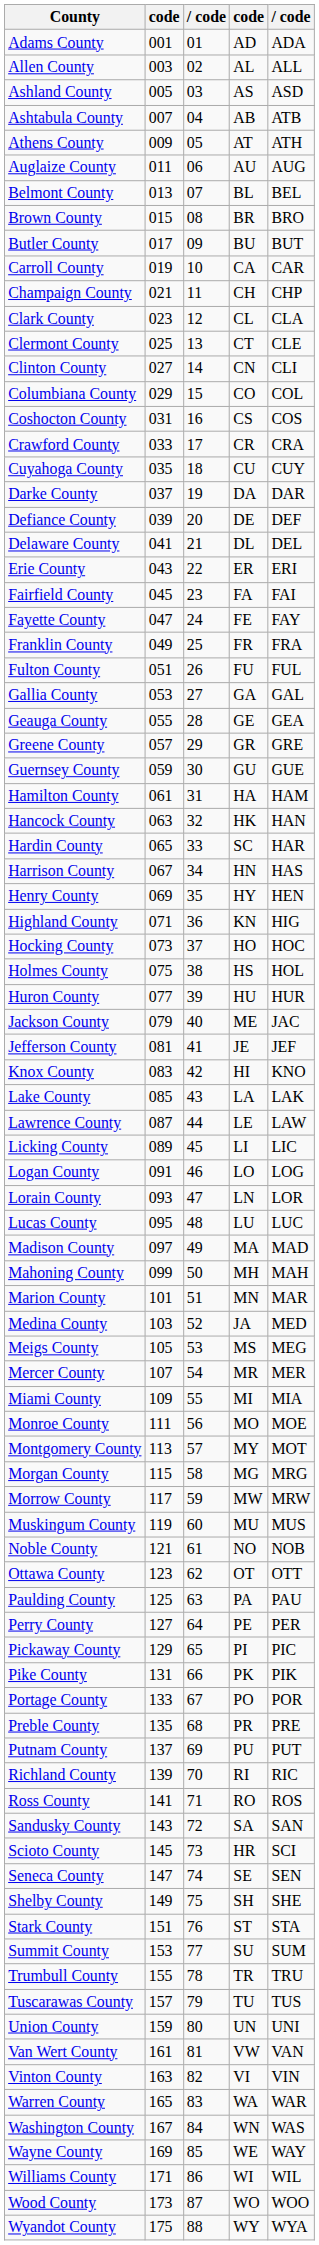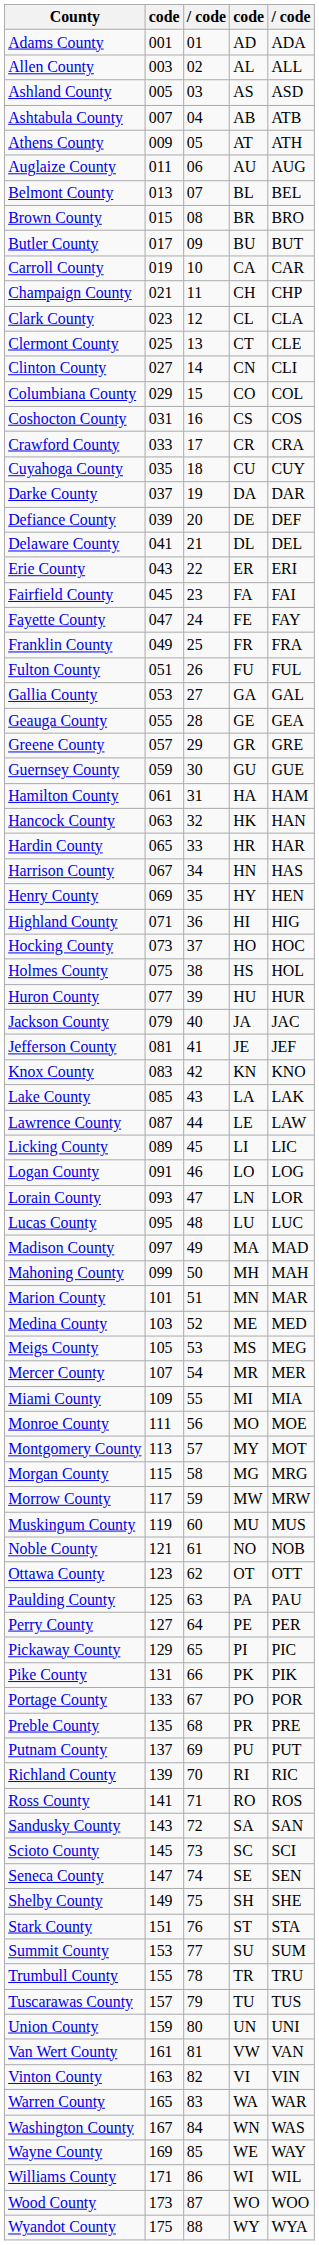(243, 846) SC -> (244, 846) HR
(245, 921) KN -> (242, 921) HI
(245, 1021) ME -> (242, 1021) JA
(242, 1072) HI -> (245, 1072) KN
(242, 1323) JA -> (245, 1323) ME
(244, 1850) HR -> (243, 1850) SC
